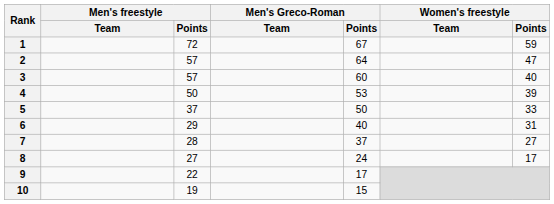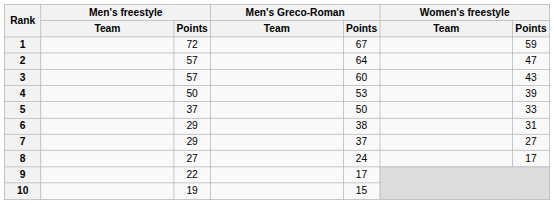(531, 77) 40 -> (531, 77) 43
(362, 126) 40 -> (362, 126) 38
(192, 142) 28 -> (192, 142) 29
